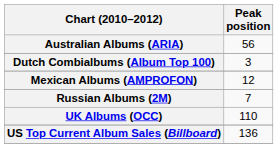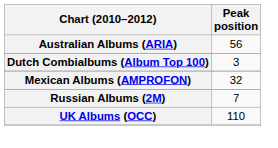(248, 80) 12 -> (236, 80) 32
- row: (114, 134)
